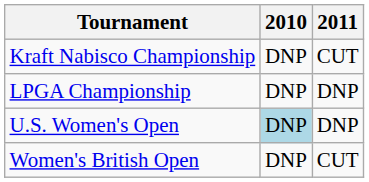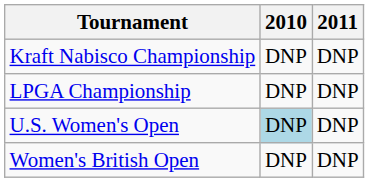(338, 56) CUT -> (338, 56) DNP
(338, 160) CUT -> (338, 160) DNP
